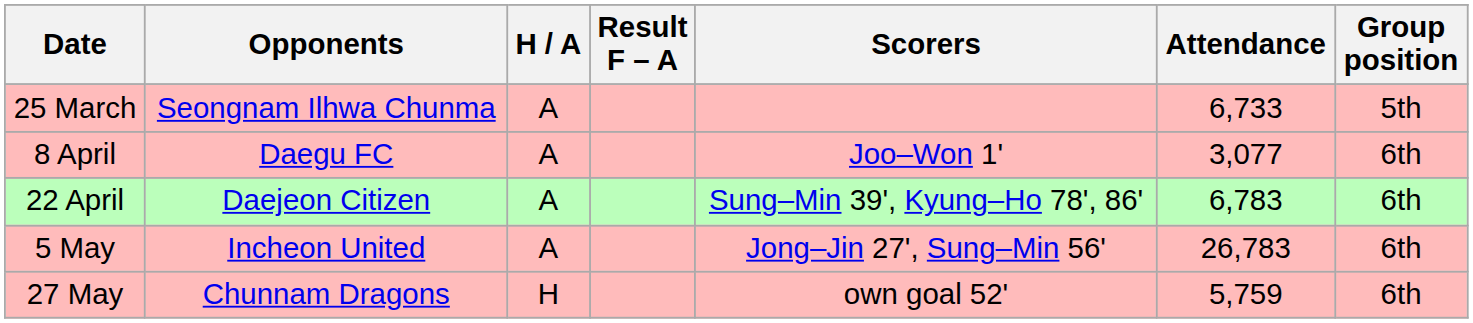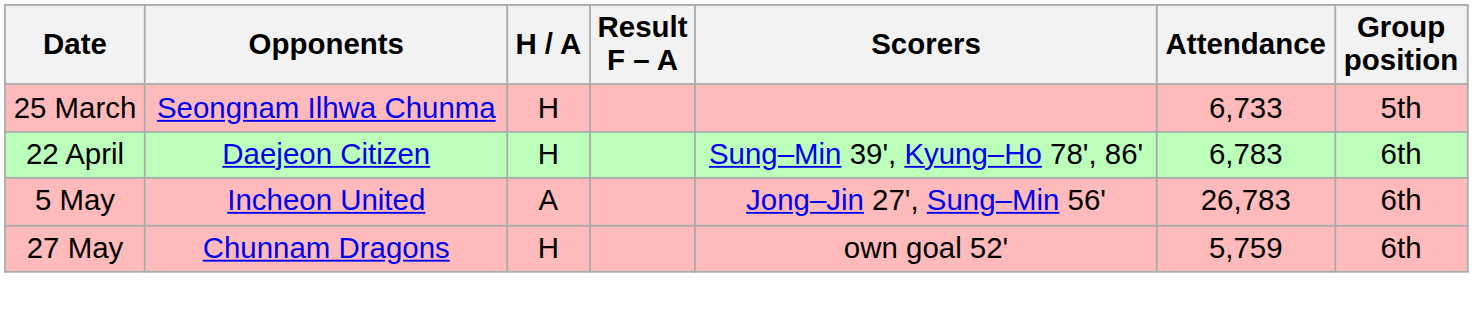(548, 107) A -> (548, 107) H
- row: (75, 154)
(548, 201) A -> (548, 154) H
